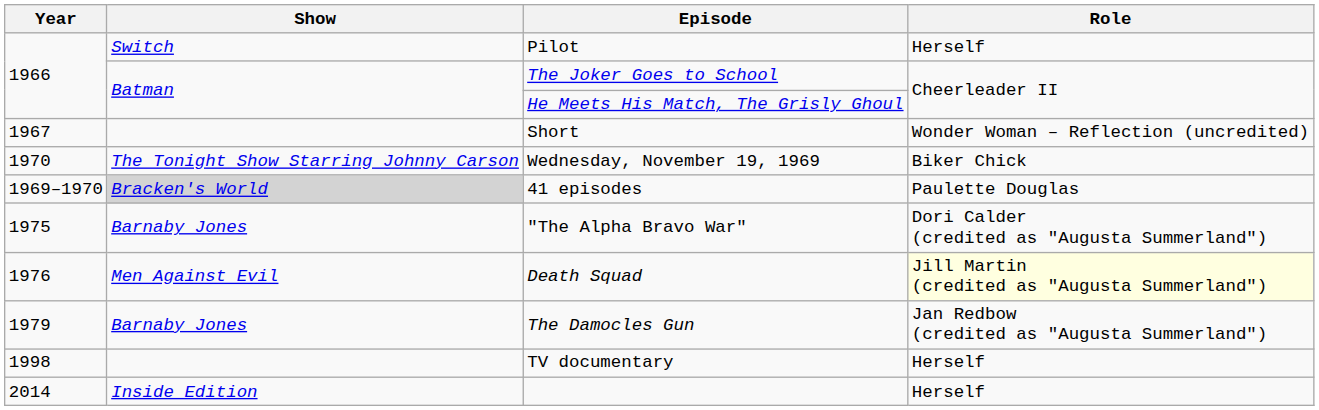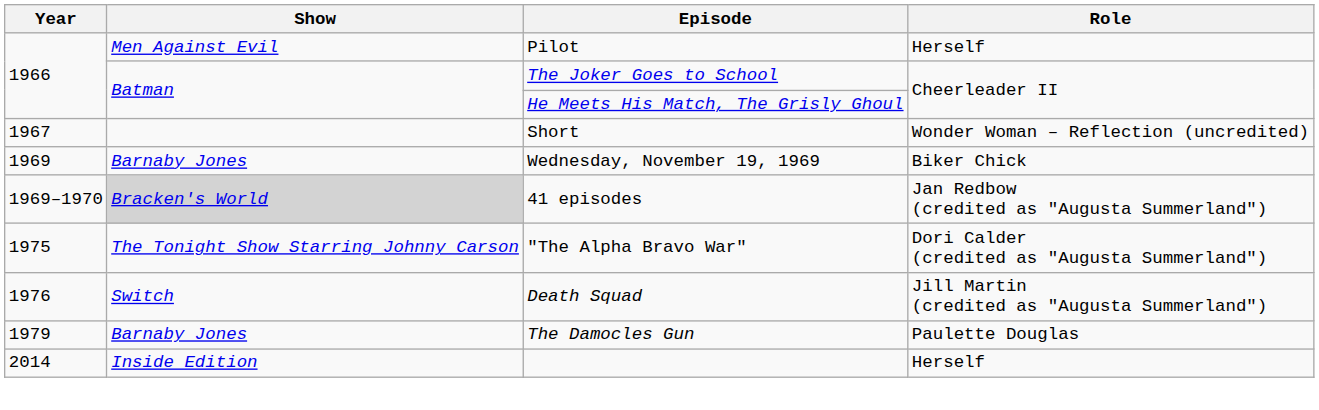(143, 47) Switch -> (195, 47) Men Against Evil
(30, 161) 1970 -> (30, 161) 1969
(315, 161) The Tonight Show Starring Johnny Carson -> (179, 161) Barnaby Jones
(995, 189) Paulette Douglas -> (1090, 199) Jan Redbow (credited as "Augusta Summerland")
(179, 228) Barnaby Jones -> (315, 248) The Tonight Show Starring Johnny Carson
(195, 276) Men Against Evil -> (143, 296) Switch
(1090, 276) lightyellow background -> (1090, 296) no background
(1090, 325) Jan Redbow (credited as "Augusta Summerland") -> (995, 335) Paulette Douglas
- row: (600, 363)
